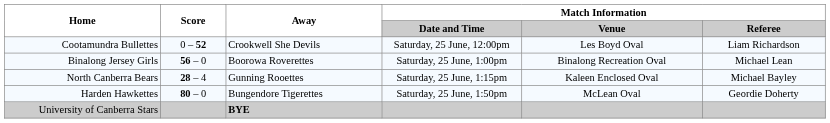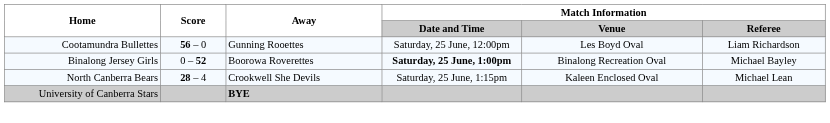(193, 45) 0 – 52 -> (193, 45) 56 – 0
(274, 45) Crookwell She Devils -> (266, 45) Gunning Rooettes
(193, 61) 56 – 0 -> (193, 61) 0 – 52
(452, 61) normal -> (452, 61) bold
(764, 61) Michael Lean -> (764, 61) Michael Bayley
(266, 77) Gunning Rooettes -> (274, 77) Crookwell She Devils
(764, 77) Michael Bayley -> (764, 77) Michael Lean
- row: (119, 93)
